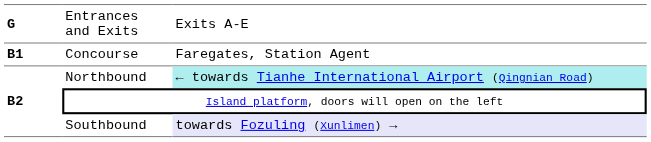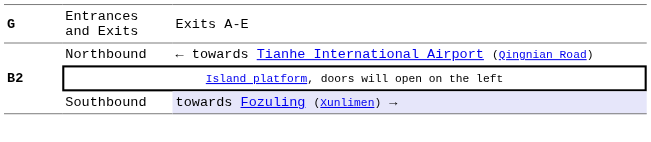- row: (102, 54)
(385, 77) paleturquoise background -> (385, 54) no background
